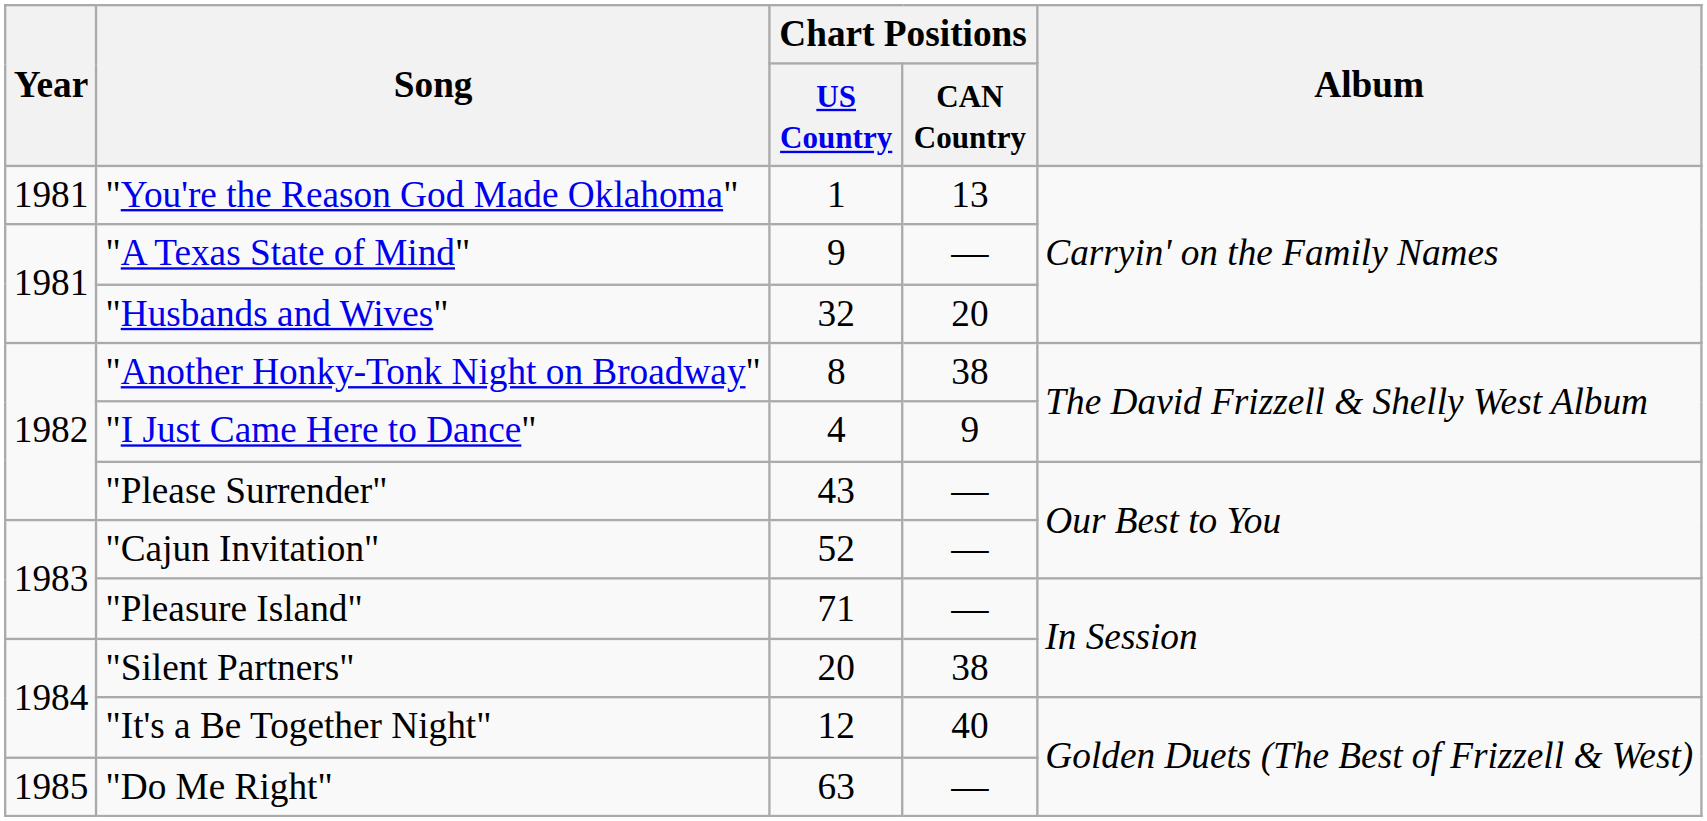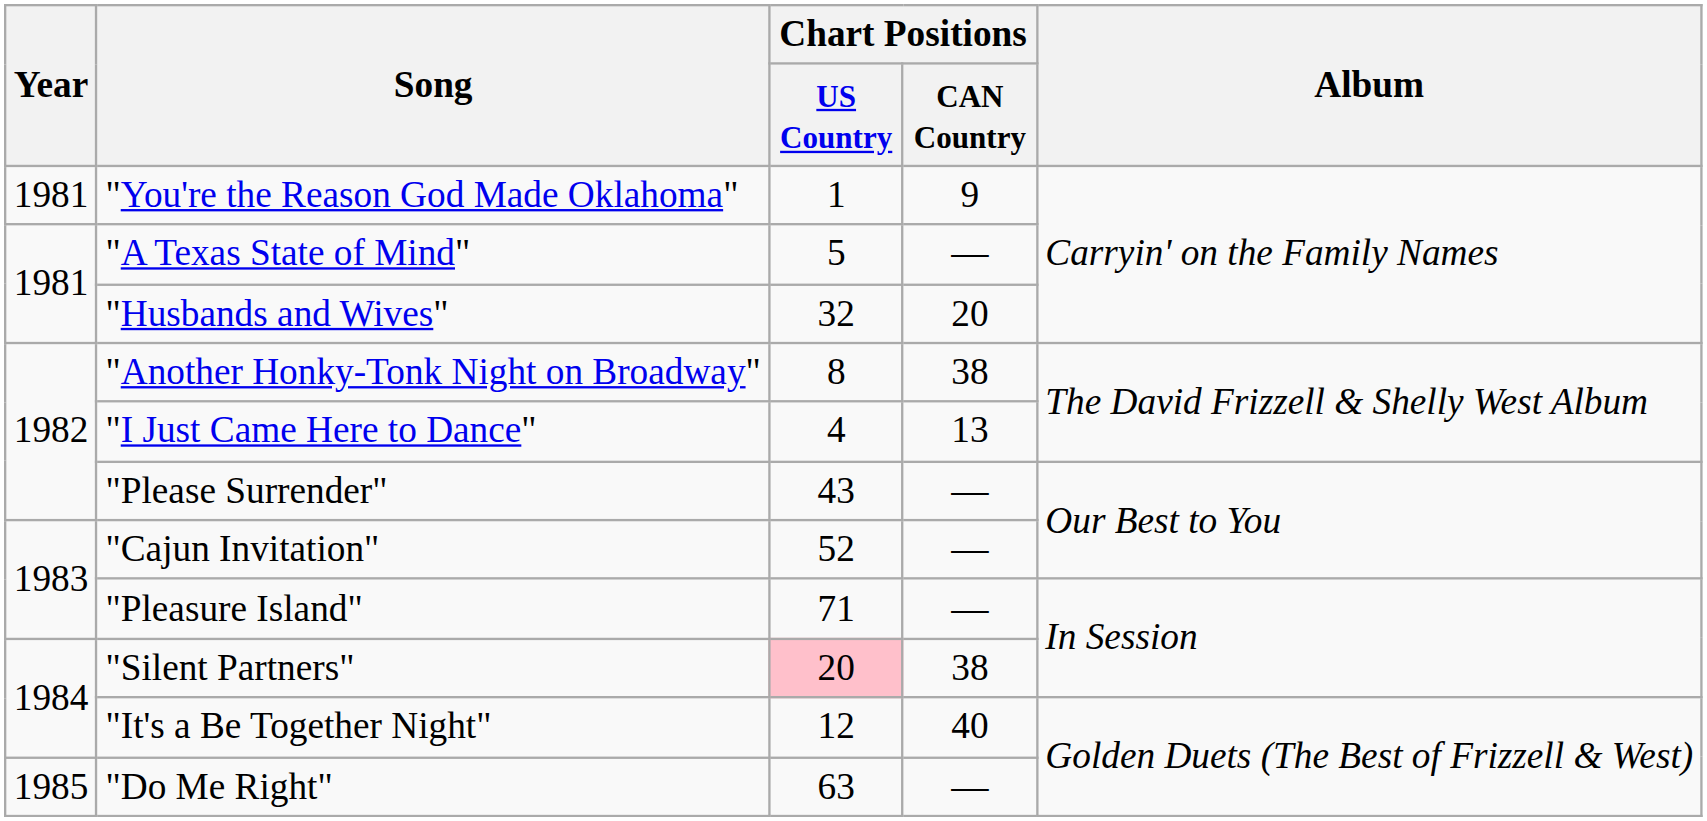(970, 194) 13 -> (970, 194) 9
(836, 253) 9 -> (836, 253) 5
(970, 430) 9 -> (970, 430) 13
(836, 667) no background -> (836, 667) pink background
